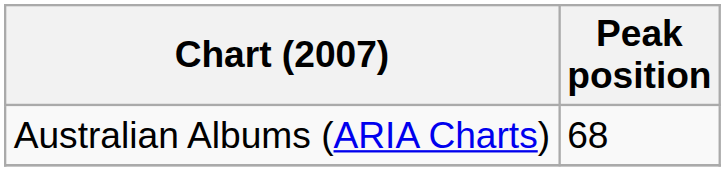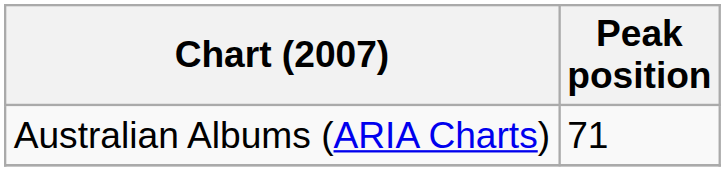(588, 134) 68 -> (588, 134) 71
